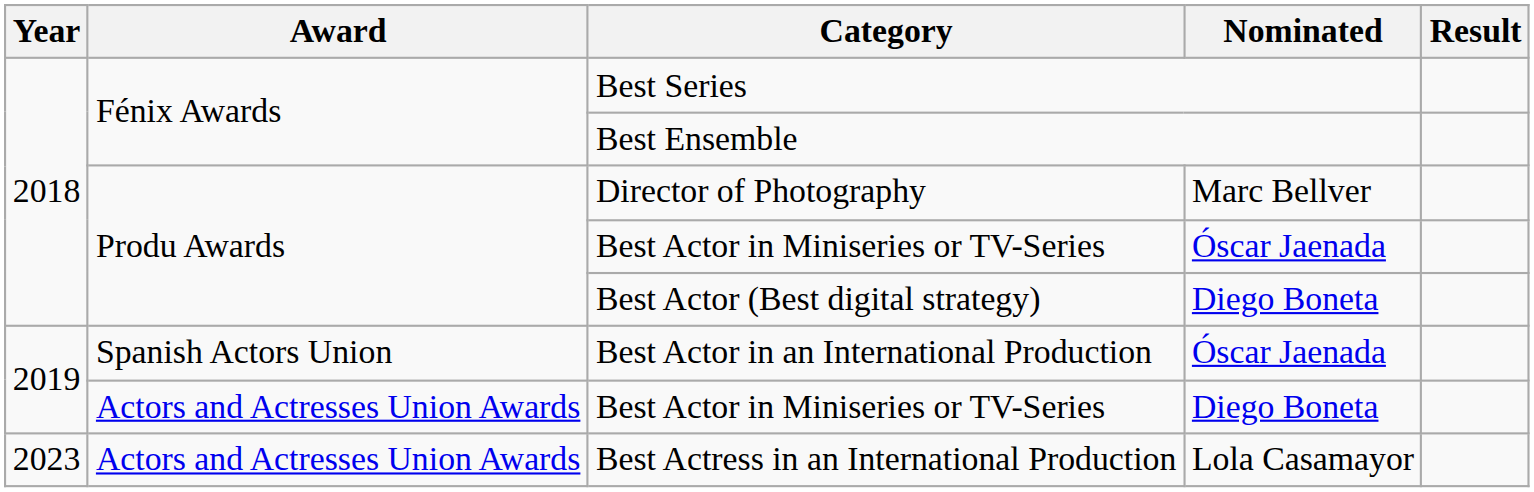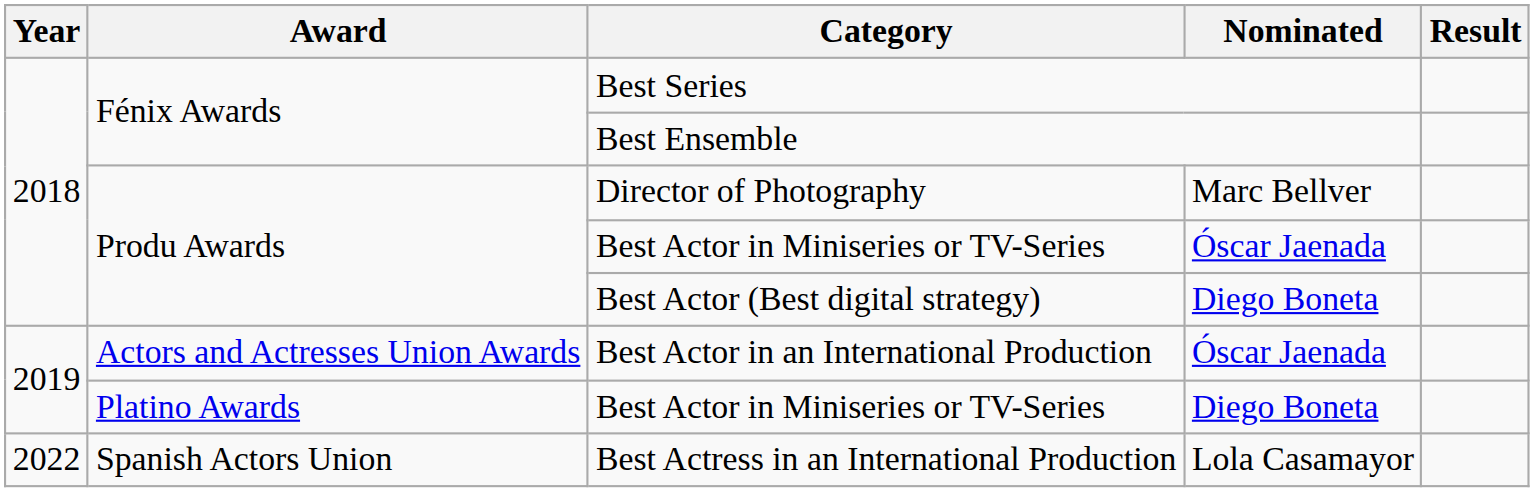(244, 352) Spanish Actors Union -> (338, 352) Actors and Actresses Union Awards
(338, 406) Actors and Actresses Union Awards -> (198, 406) Platino Awards
(47, 459) 2023 -> (47, 459) 2022
(338, 459) Actors and Actresses Union Awards -> (244, 459) Spanish Actors Union
